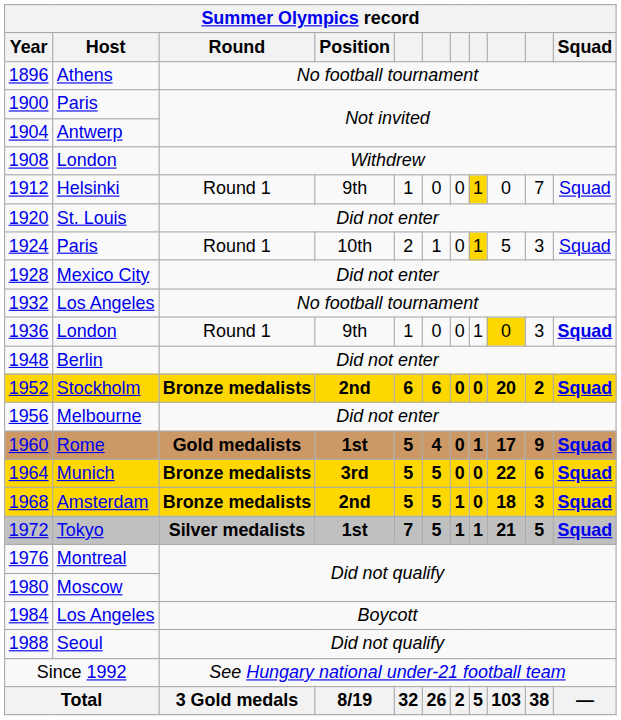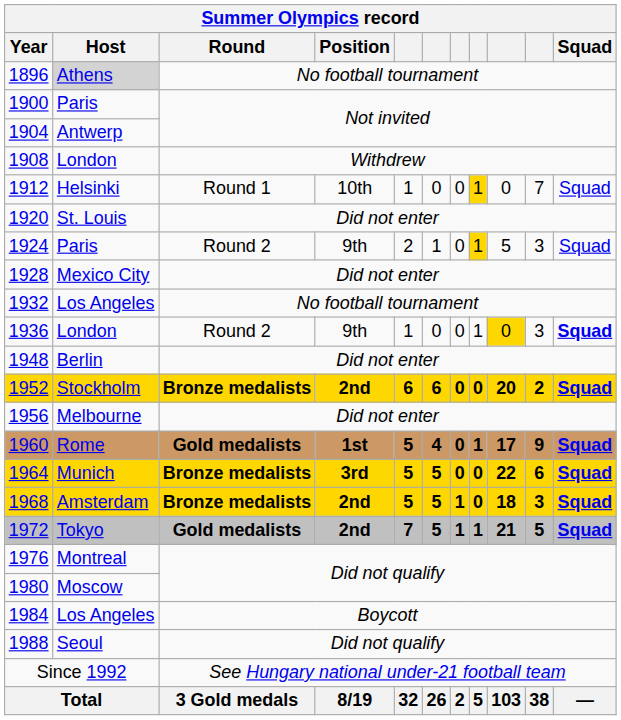(85, 75) no background -> (85, 75) lightgrey background
(355, 189) 9th -> (355, 189) 10th
(237, 246) Round 1 -> (237, 246) Round 2
(355, 246) 10th -> (355, 246) 9th
(237, 331) Round 1 -> (237, 331) Round 2
(237, 530) Silver medalists -> (237, 530) Gold medalists
(355, 530) 1st -> (355, 530) 2nd
